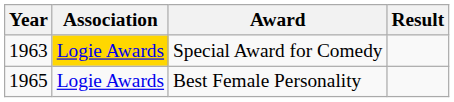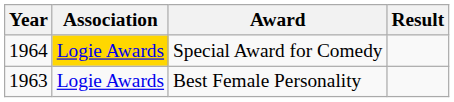(28, 50) 1963 -> (28, 50) 1964
(28, 81) 1965 -> (28, 81) 1963
